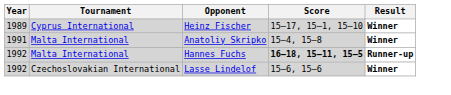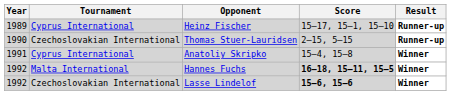(383, 26) Winner -> (421, 26) Runner-up
+ row: (241, 40)
(80, 40) Malta International -> (82, 54) Cyprus International
(390, 54) Runner-up -> (413, 69) Winner
(296, 69) normal -> (327, 83) bold
